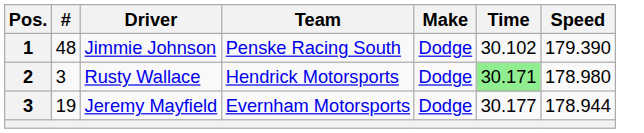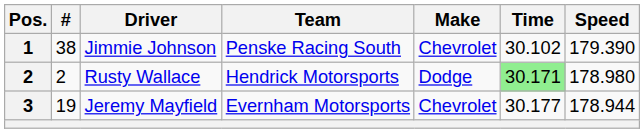(66, 48) 48 -> (66, 48) 38
(445, 48) Dodge -> (458, 48) Chevrolet
(61, 77) 3 -> (61, 77) 2
(445, 106) Dodge -> (458, 106) Chevrolet
